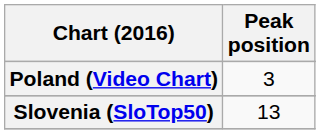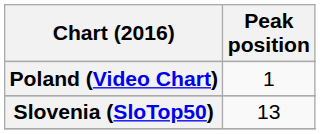(269, 78) 3 -> (269, 78) 1
